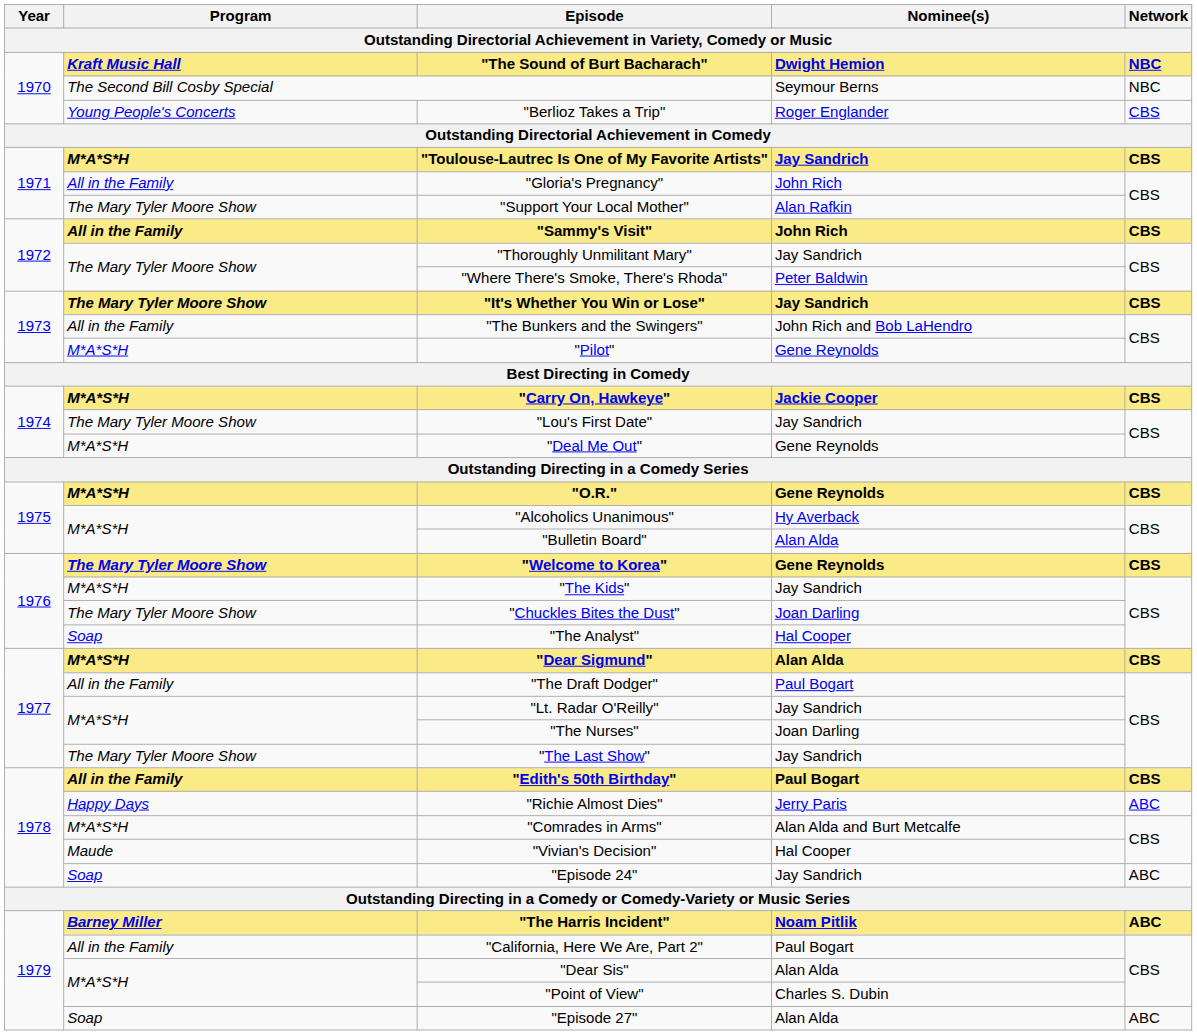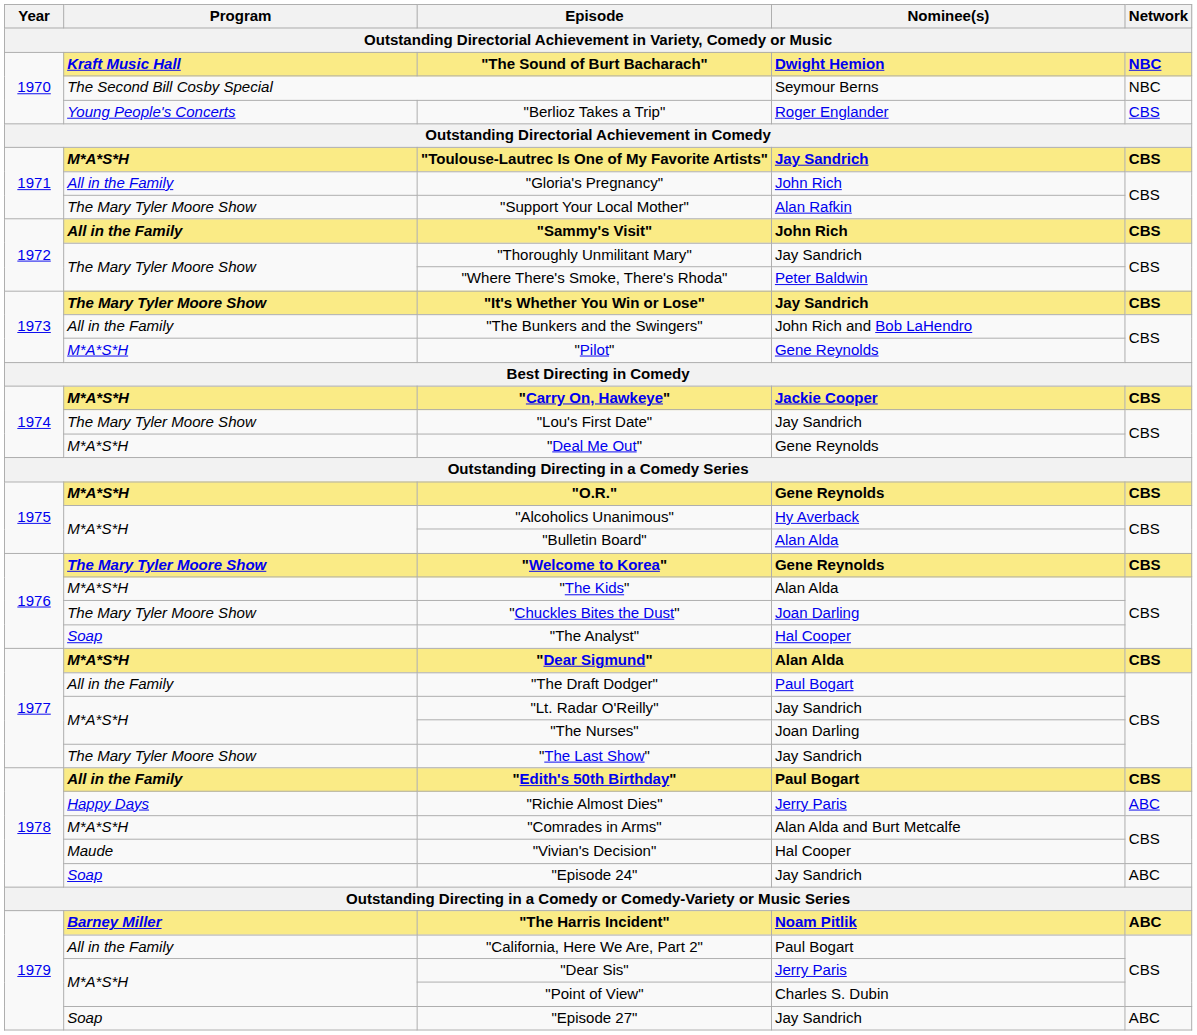(818, 588) Jay Sandrich -> (807, 588) Alan Alda
(807, 970) Alan Alda -> (811, 970) Jerry Paris
(807, 1018) Alan Alda -> (818, 1018) Jay Sandrich
